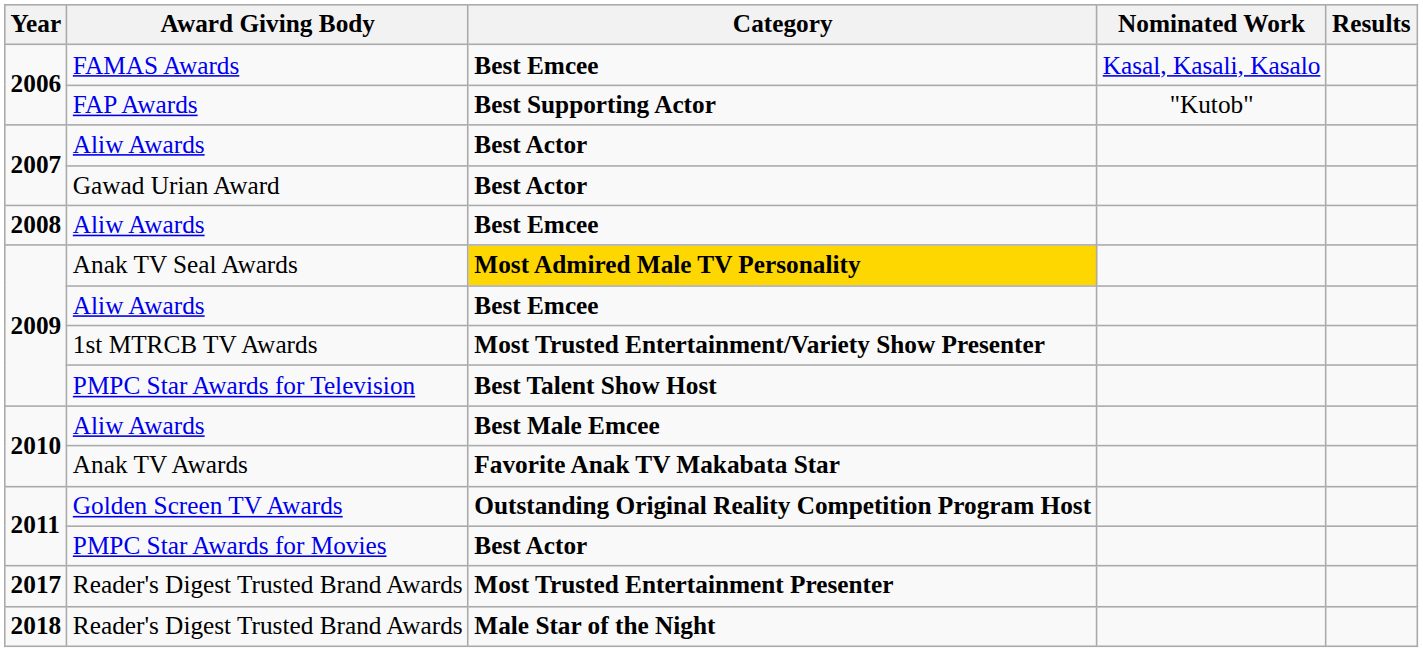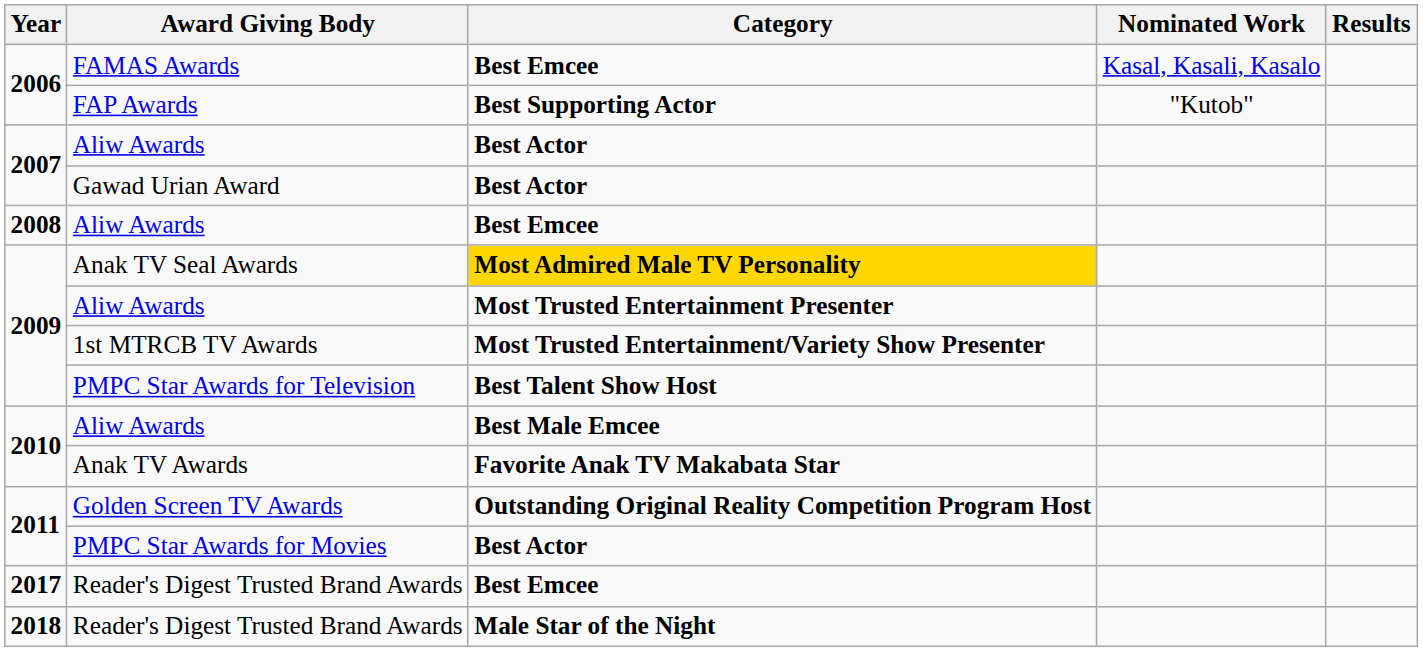(536, 305) Best Emcee -> (684, 305) Most Trusted Entertainment Presenter
(684, 585) Most Trusted Entertainment Presenter -> (536, 585) Best Emcee
